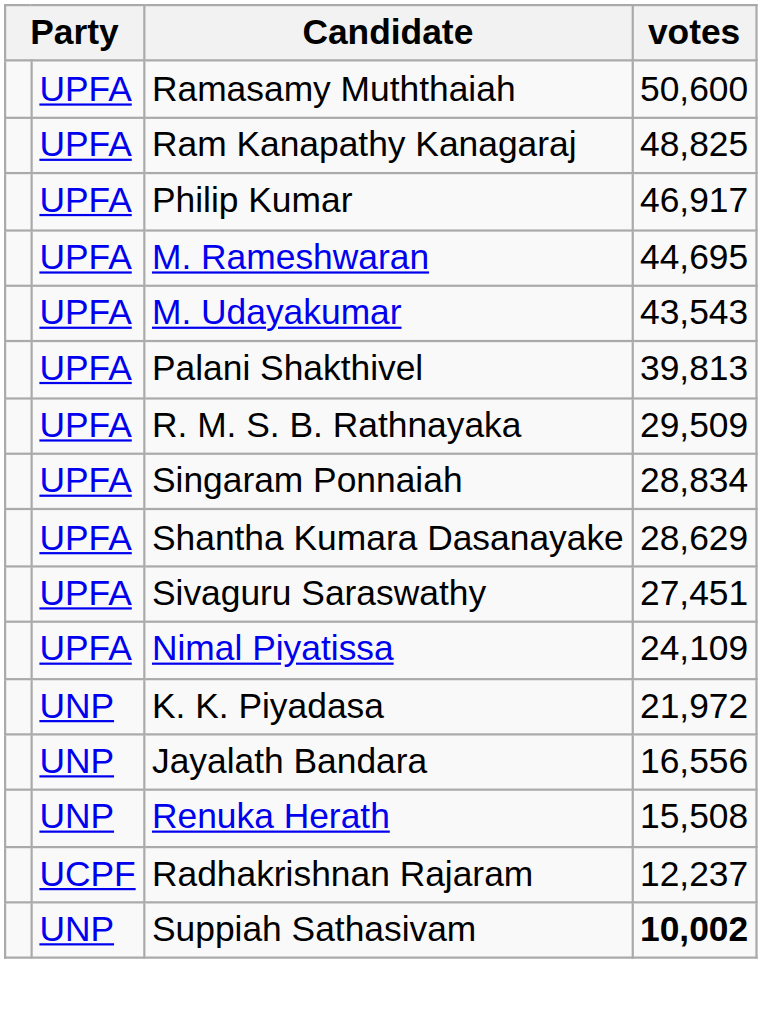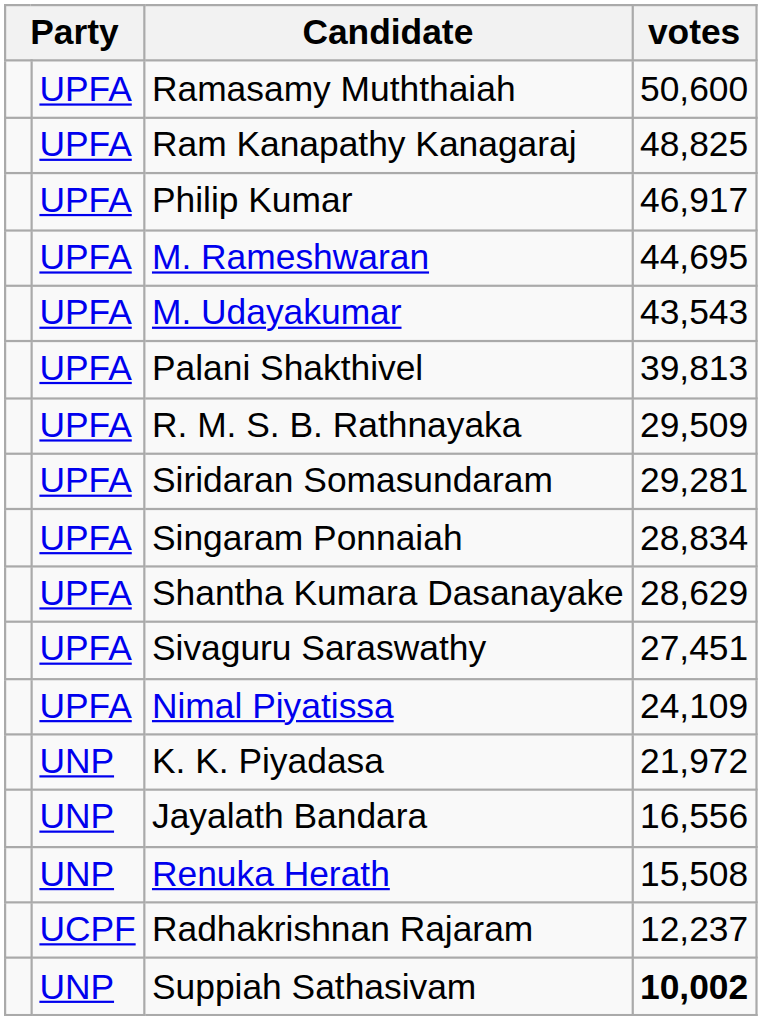+ row: (352, 481)
